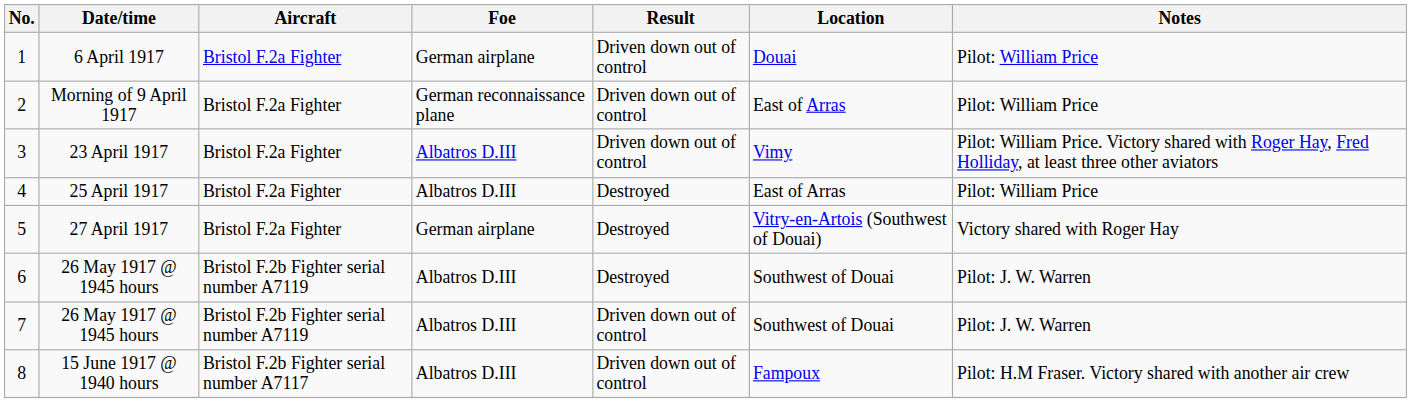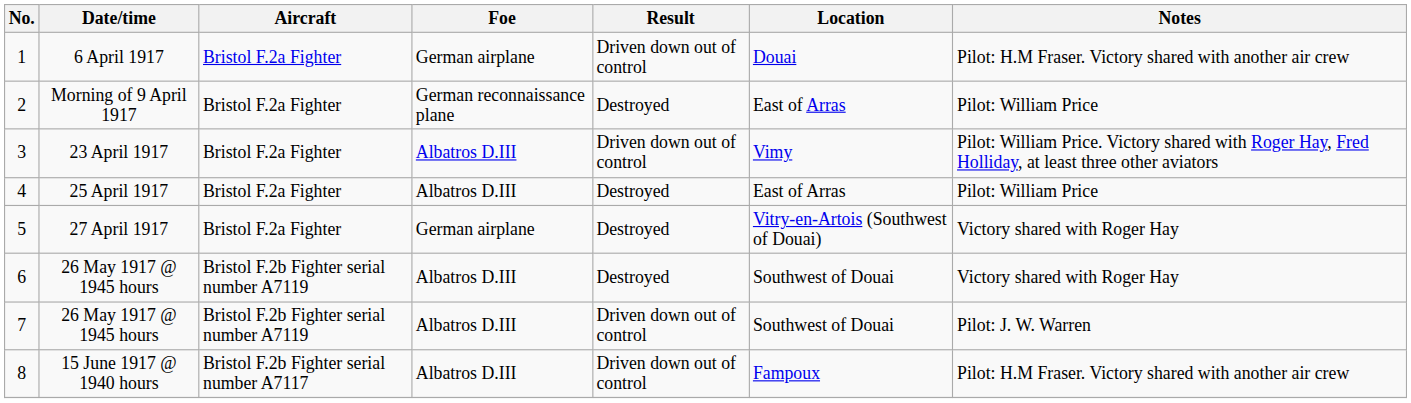(1028, 56) Pilot: William Price -> (1153, 56) Pilot: H.M Fraser. Victory shared with another air crew
(666, 104) Driven down out of control -> (633, 104) Destroyed
(1024, 277) Pilot: J. W. Warren -> (1068, 277) Victory shared with Roger Hay
